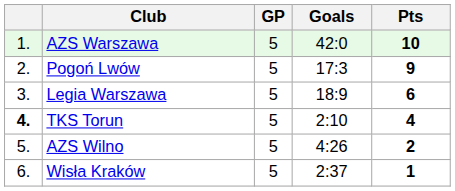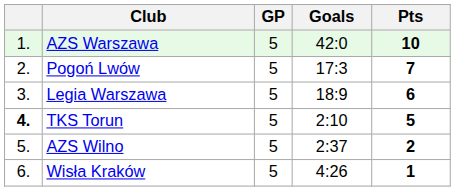(411, 69) 9 -> (411, 69) 7
(411, 120) 4 -> (411, 120) 5
(332, 146) 4:26 -> (332, 146) 2:37
(332, 172) 2:37 -> (332, 172) 4:26
